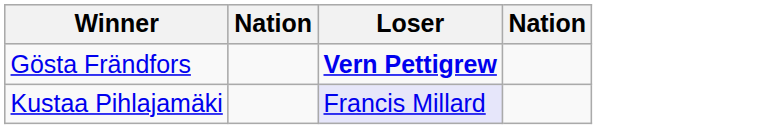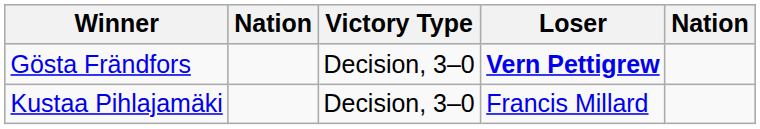+ column: (399, 24)
(405, 103) lavender background -> (567, 103) no background
